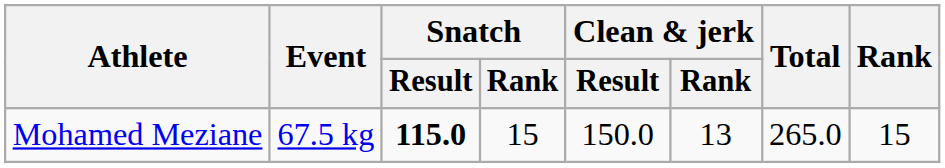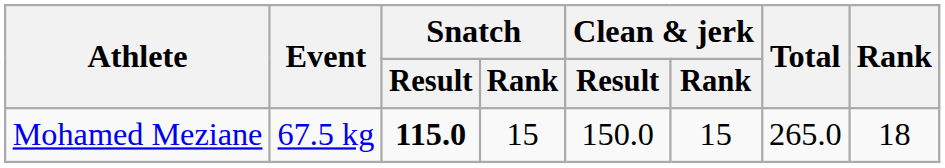(716, 135) 13 -> (716, 135) 15
(894, 135) 15 -> (894, 135) 18
